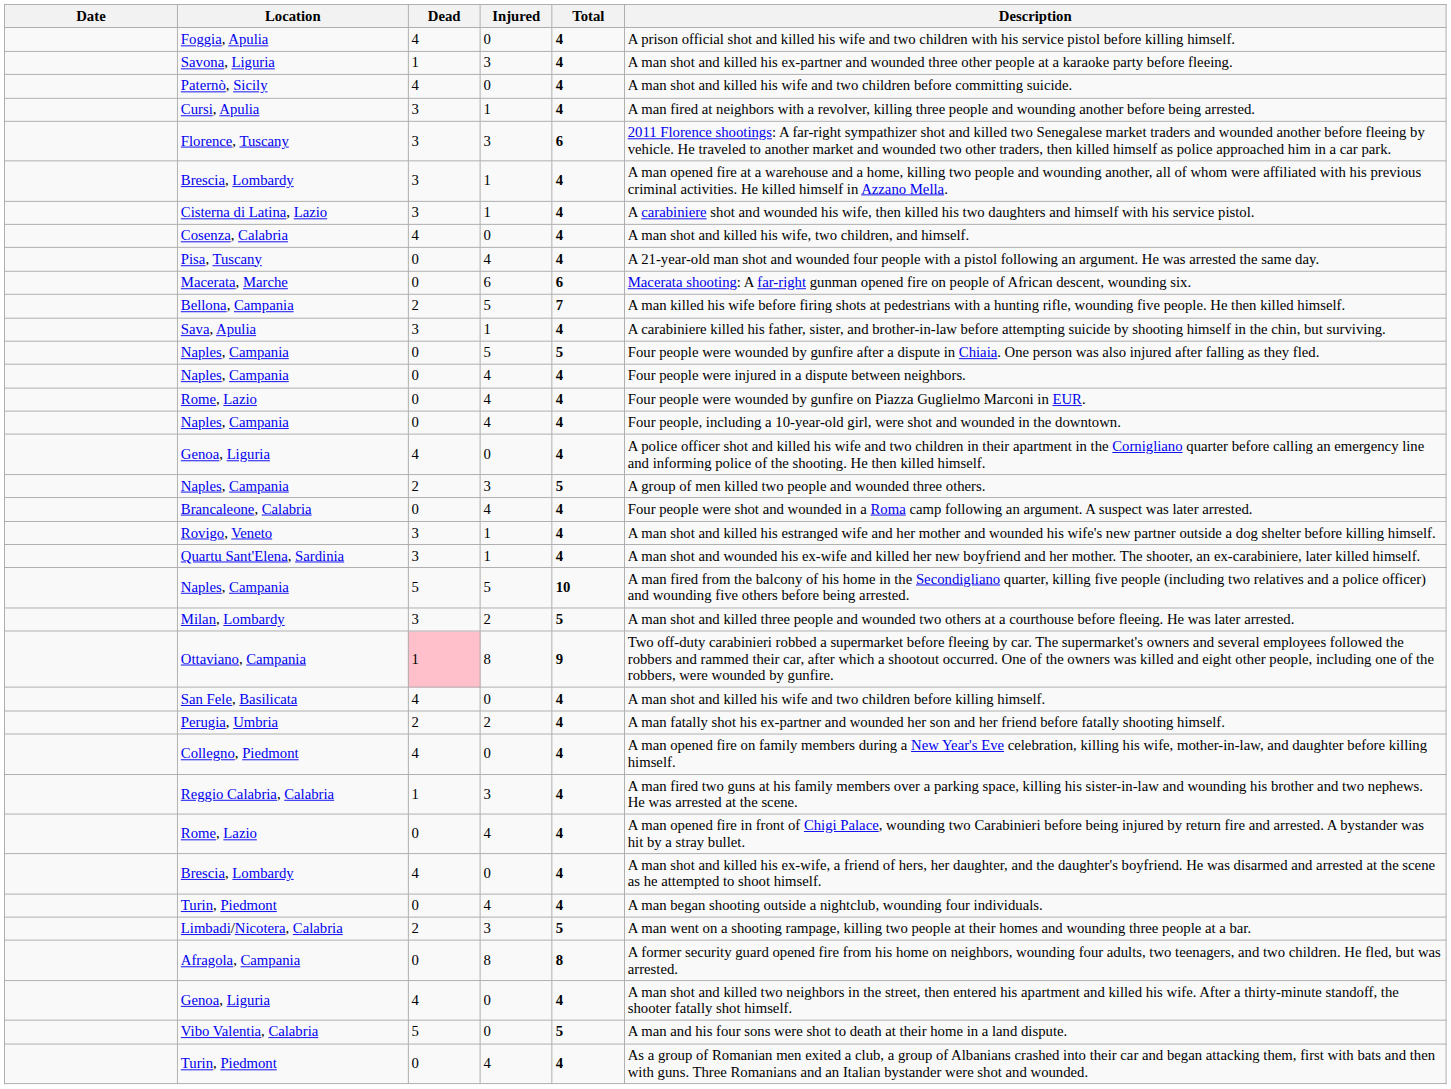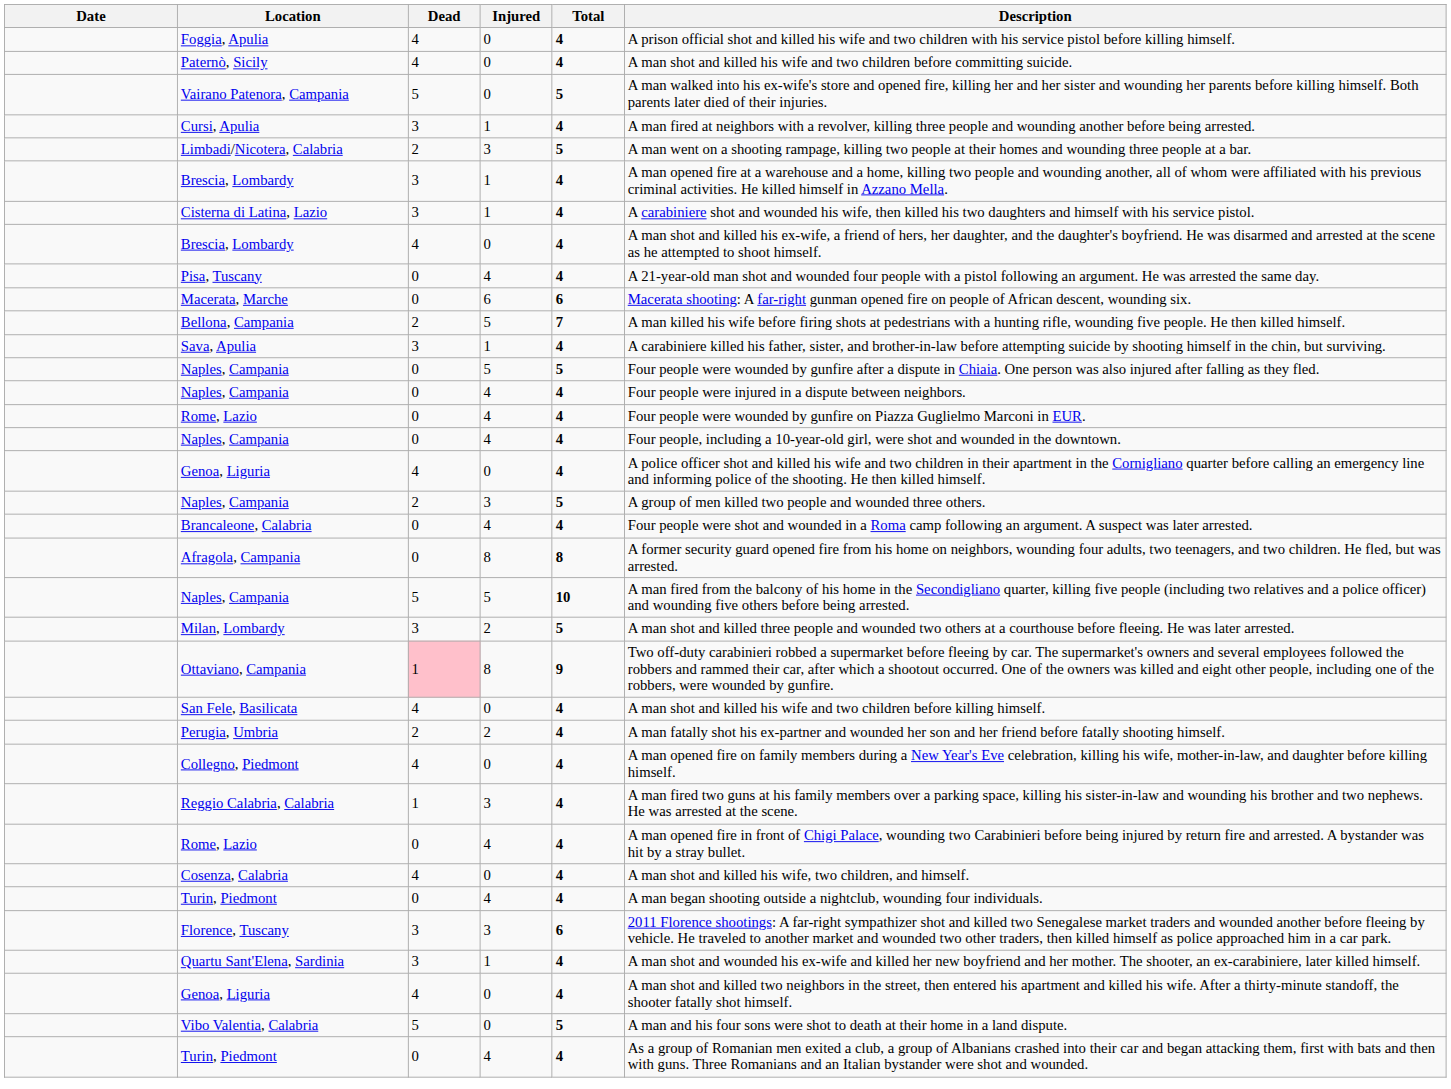- row: (228, 62)
+ row: (265, 94)
rows swapped: (262, 928) <-> (235, 141)
rows swapped: (234, 236) <-> (237, 873)
- row: (227, 532)
rows swapped: (241, 960) <-> (262, 556)
